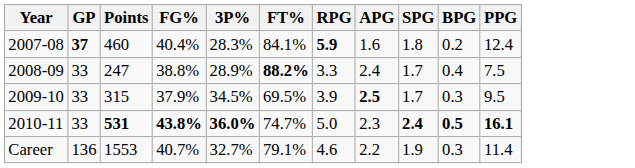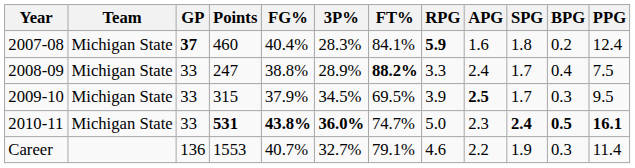+ column: (122, 17)
